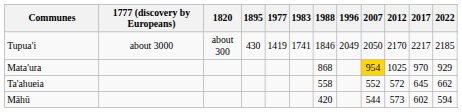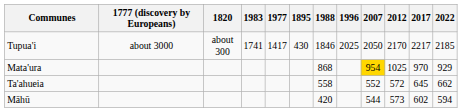columns swapped: (253, 18) <-> (301, 18)
(277, 46) 1419 -> (277, 46) 1417
(349, 46) 2049 -> (349, 46) 2025
